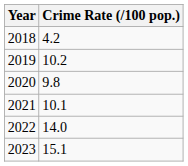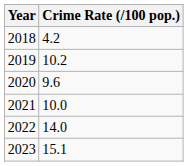(51, 82) 9.8 -> (51, 82) 9.6
(55, 104) 10.1 -> (55, 104) 10.0
